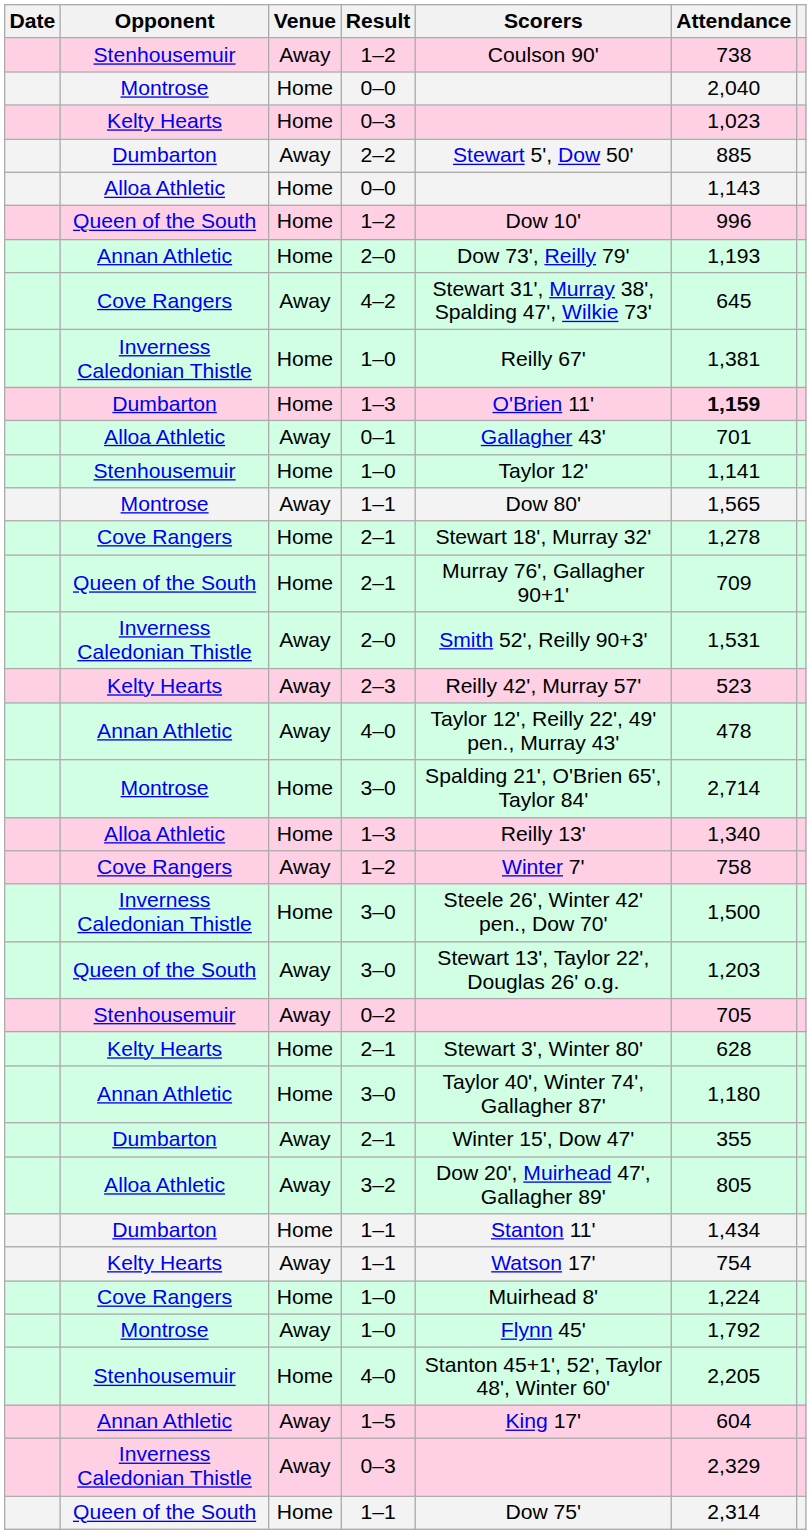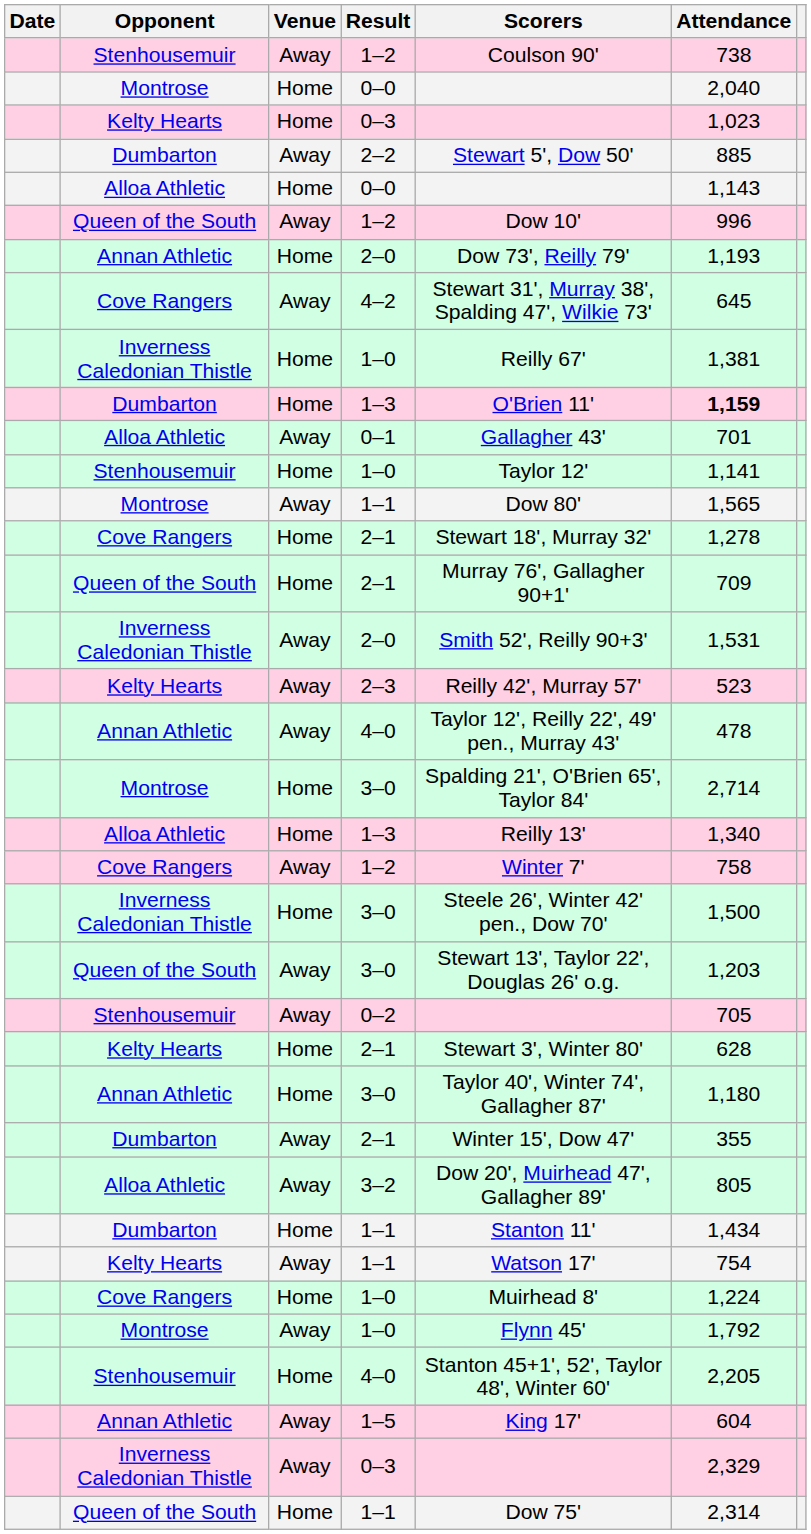(305, 222) Home -> (305, 222) Away
